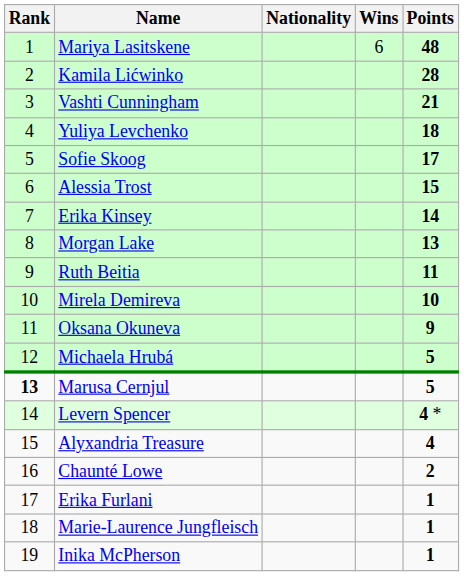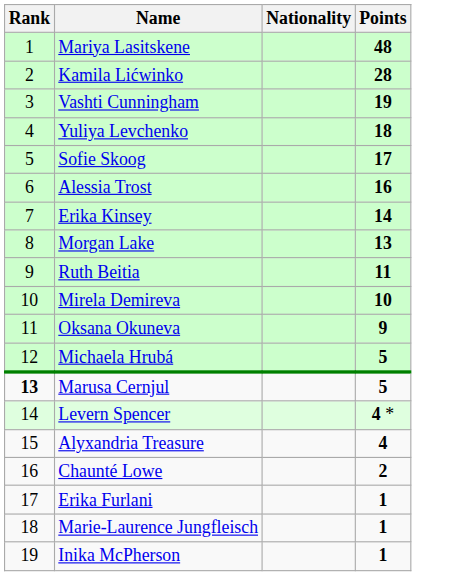- column: (379, 18)
(430, 103) 21 -> (383, 103) 19
(430, 187) 15 -> (383, 187) 16
